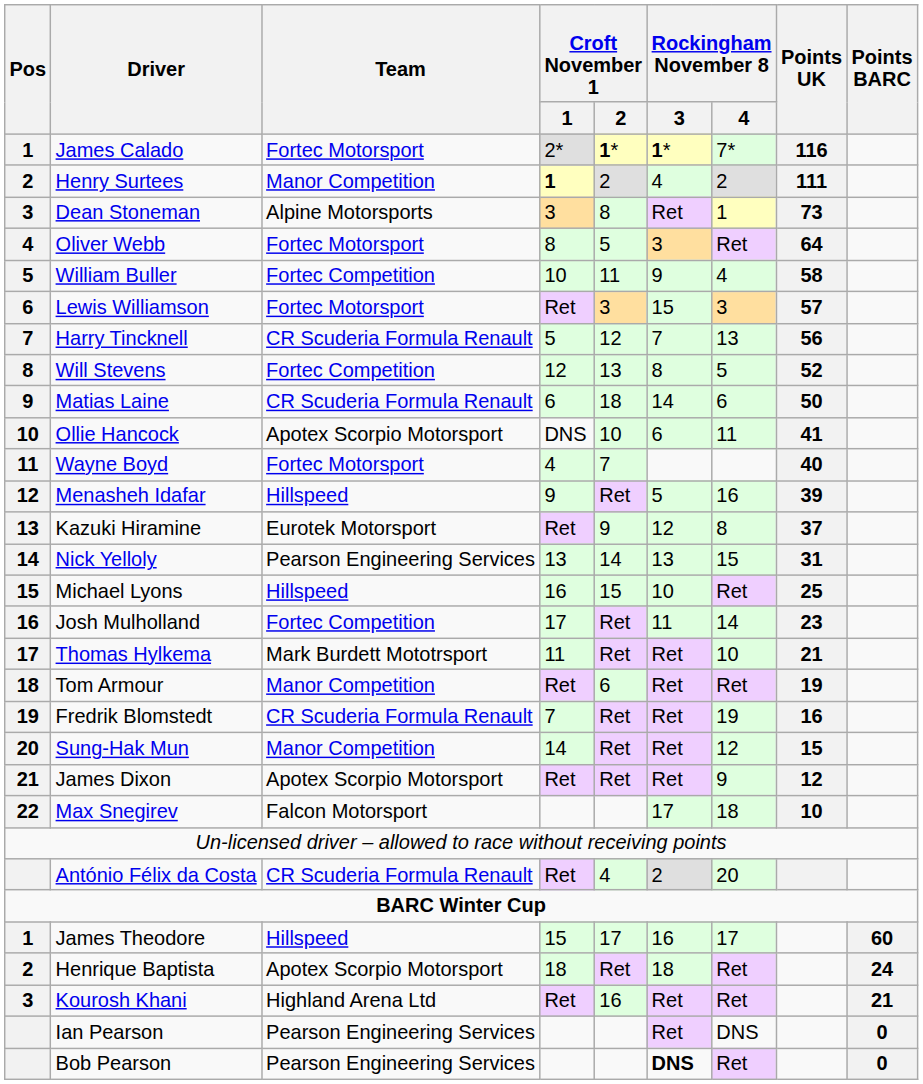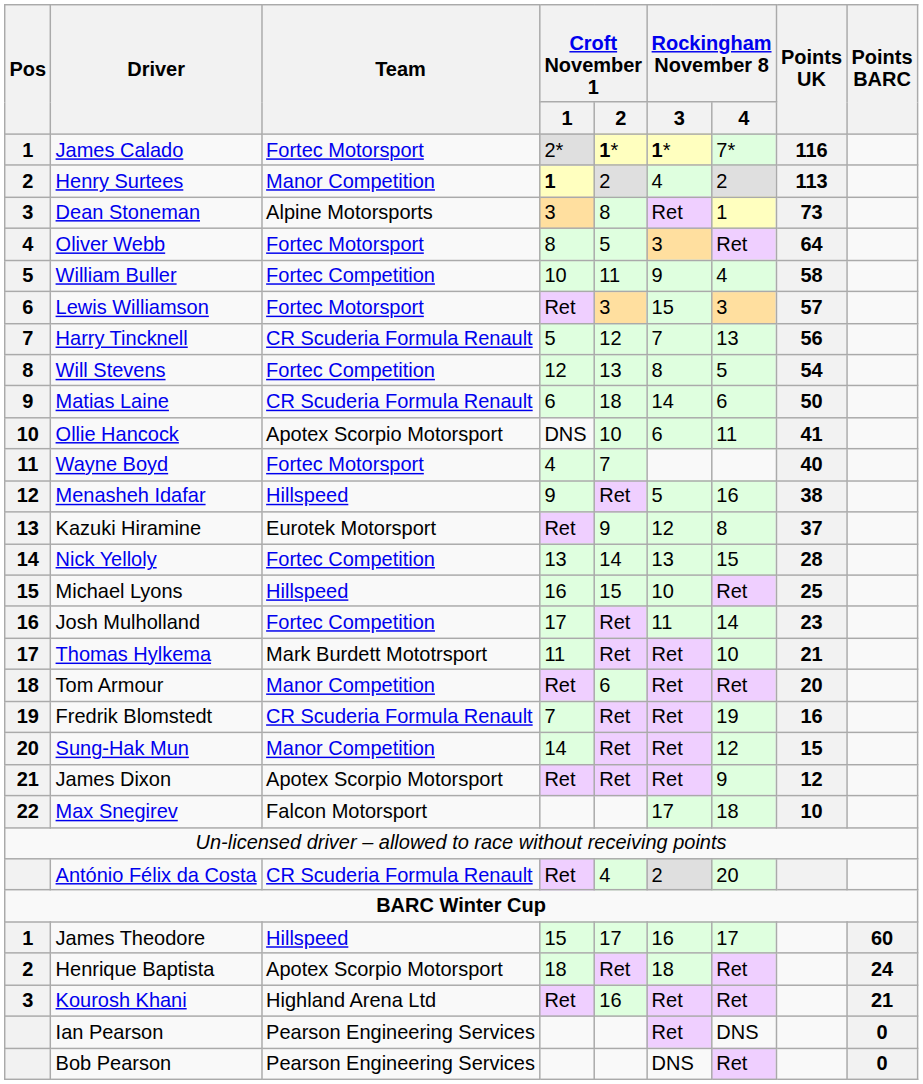(812, 181) 111 -> (812, 181) 113
(812, 370) 52 -> (812, 370) 54
(812, 496) 39 -> (812, 496) 38
(401, 559) Pearson Engineering Services -> (351, 559) Fortec Competition
(812, 559) 31 -> (812, 559) 28
(812, 685) 19 -> (812, 685) 20
(673, 1063) bold -> (673, 1063) normal
